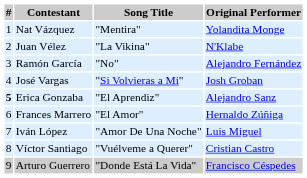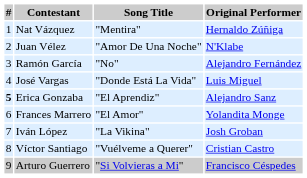(245, 29) Yolandita Monge -> (244, 29) Hernaldo Zúñiga
(122, 46) "La Vikina" -> (148, 46) "Amor De Una Noche"
(139, 80) "Si Volvieras a Mi" -> (146, 80) "Donde Está La Vida"
(234, 80) Josh Groban -> (234, 80) Luis Miguel
(244, 114) Hernaldo Zúñiga -> (245, 114) Yolandita Monge
(148, 131) "Amor De Una Noche" -> (122, 131) "La Vikina"
(234, 131) Luis Miguel -> (234, 131) Josh Groban
(146, 165) "Donde Está La Vida" -> (139, 165) "Si Volvieras a Mi"
